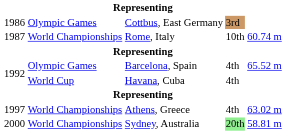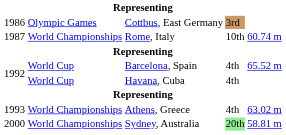(62, 66) Olympic Games -> (51, 66) World Cup
(15, 109) 1997 -> (15, 109) 1993
